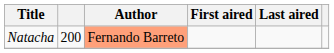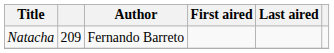(71, 37) 200 -> (71, 37) 209
(136, 37) lightsalmon background -> (136, 37) no background
